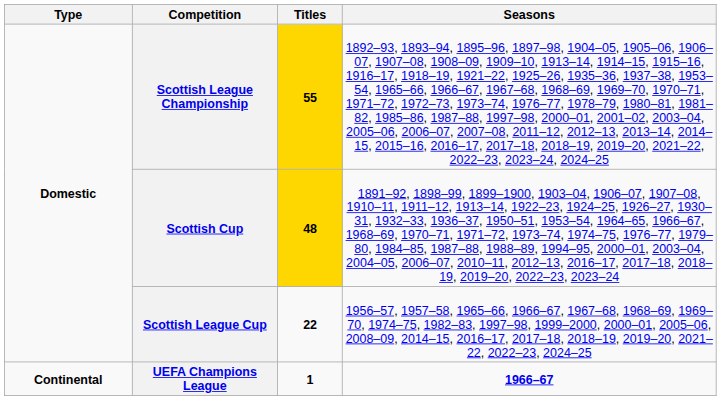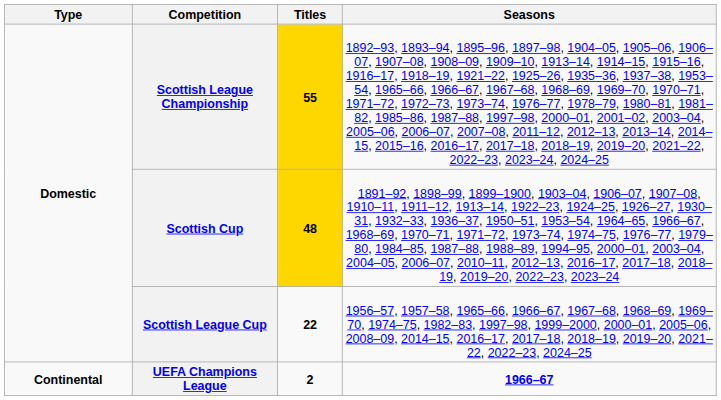(310, 379) 1 -> (310, 379) 2
